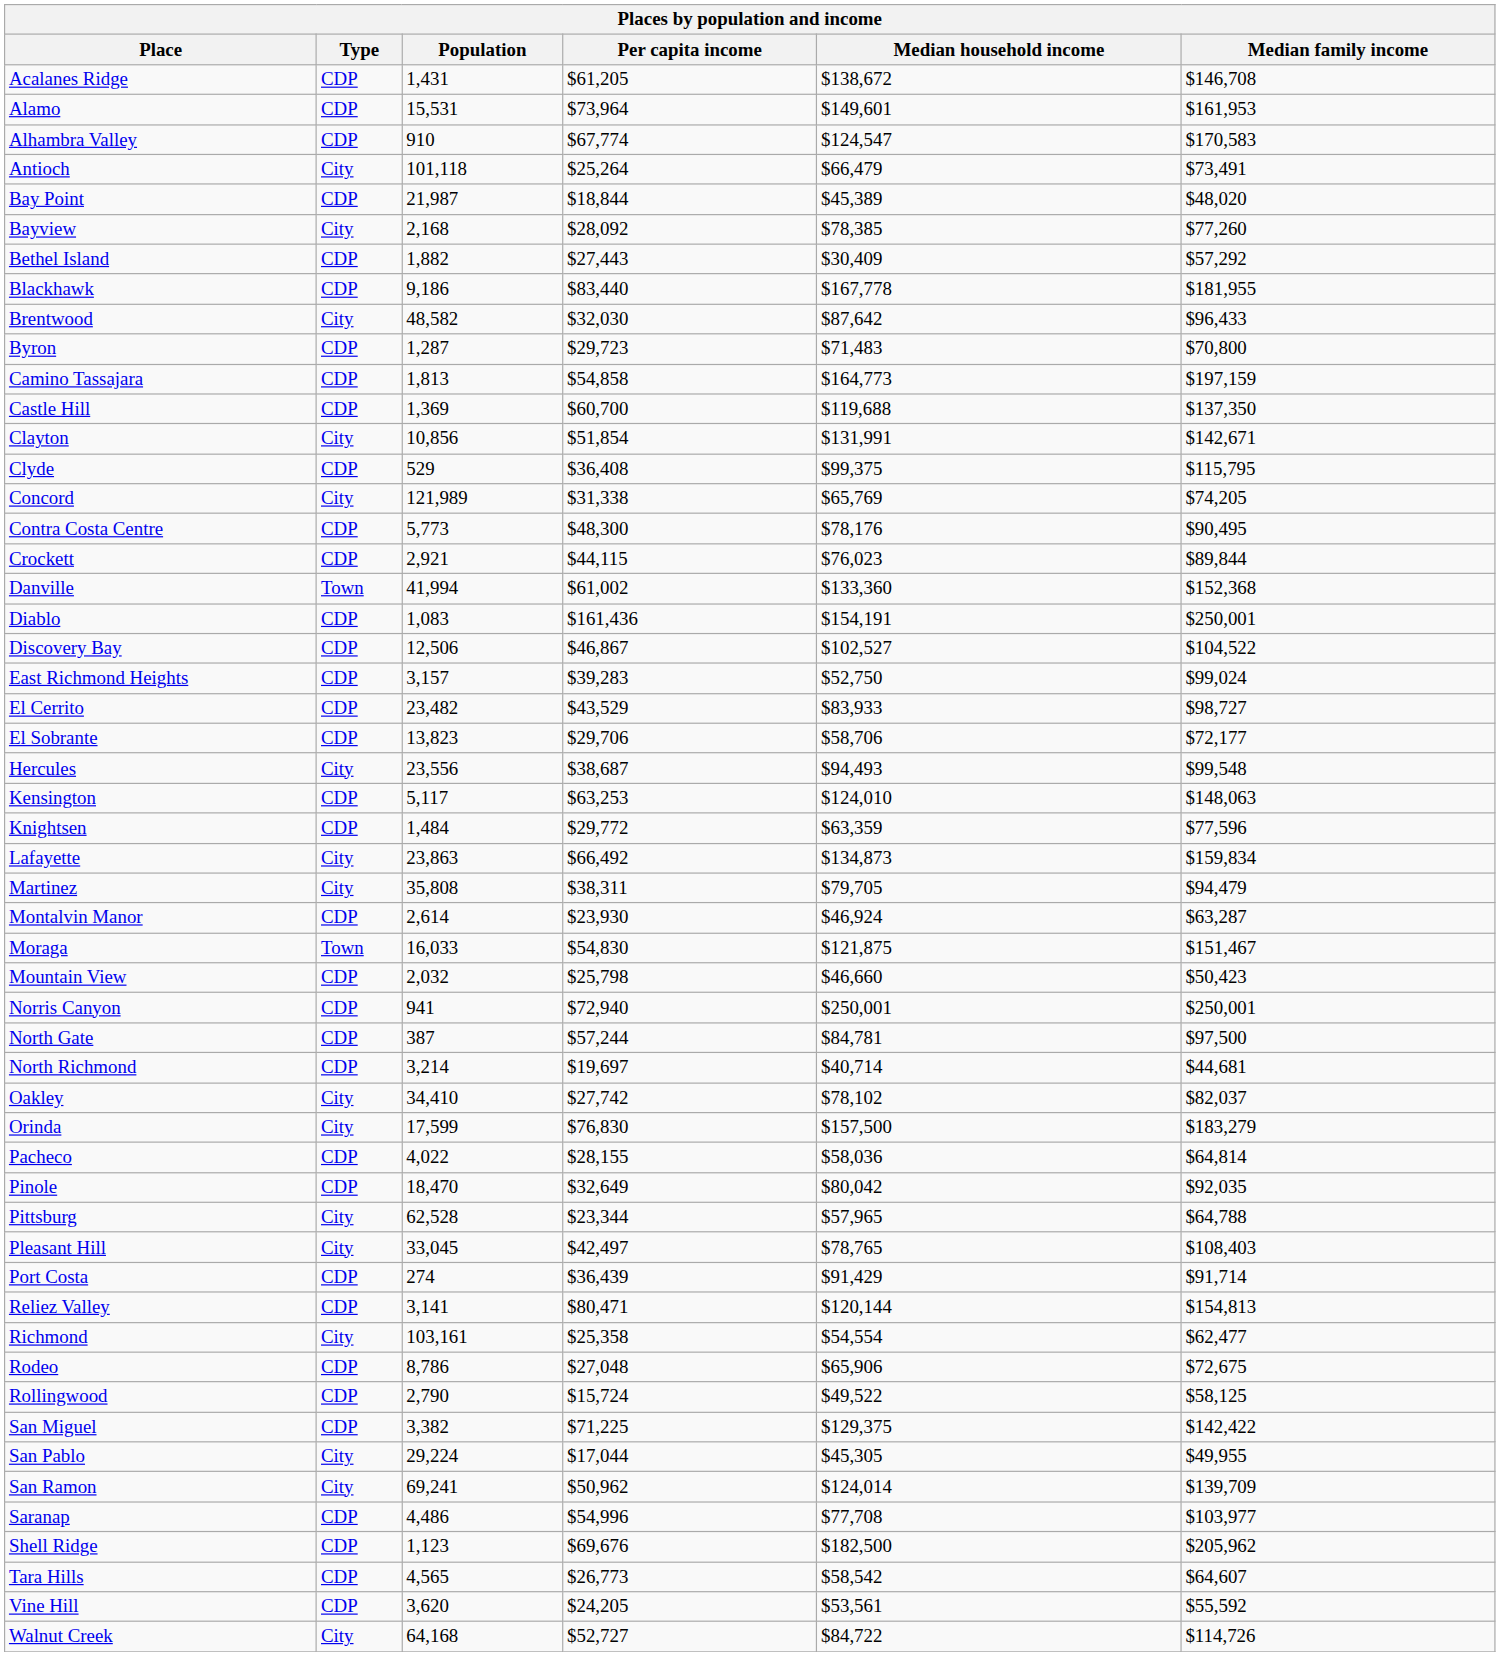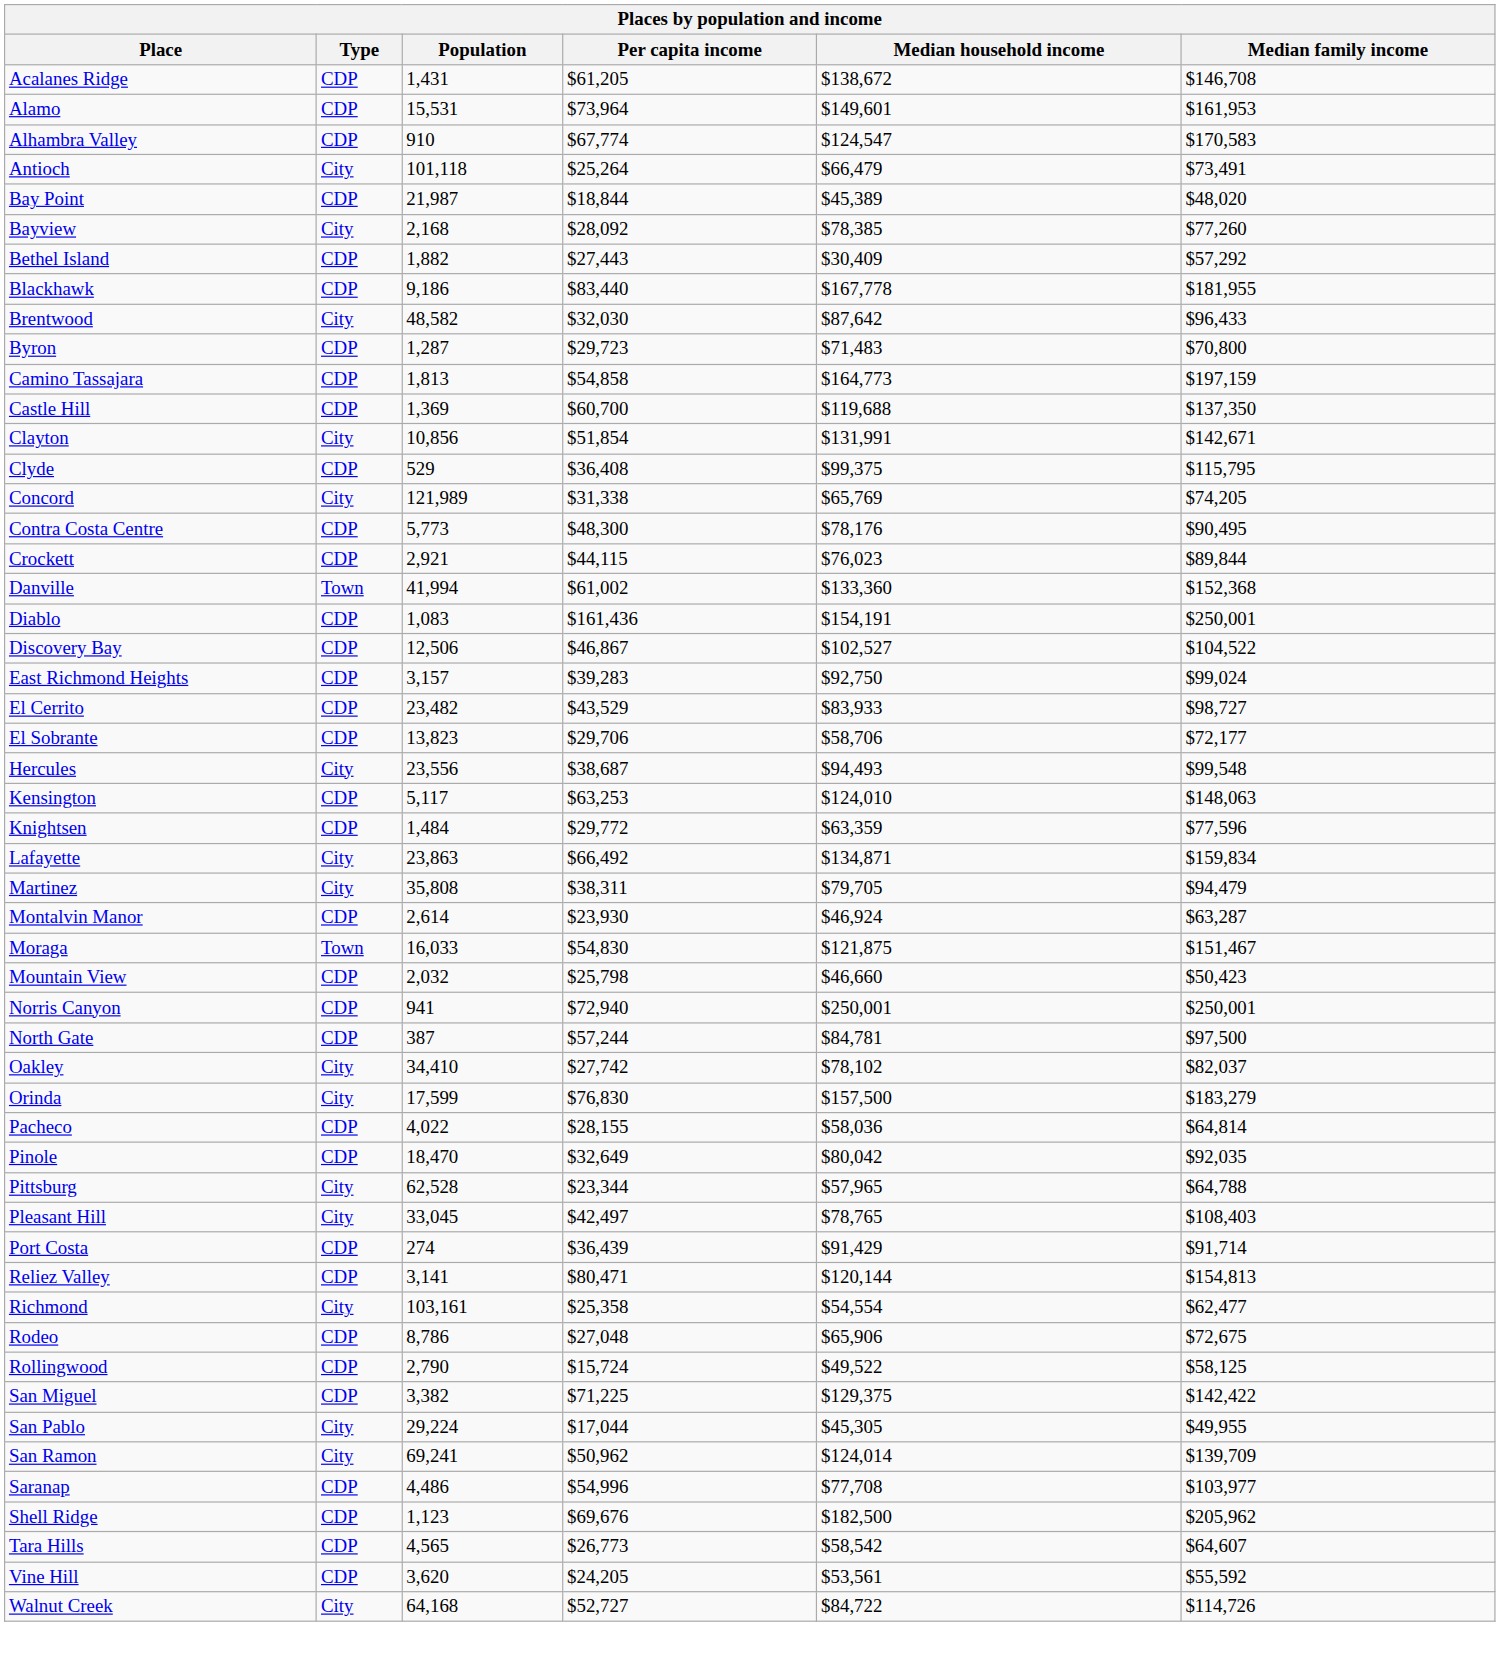(852, 678) $52,750 -> (852, 678) $92,750
(856, 857) $134,873 -> (856, 857) $134,871
- row: (73, 1067)
